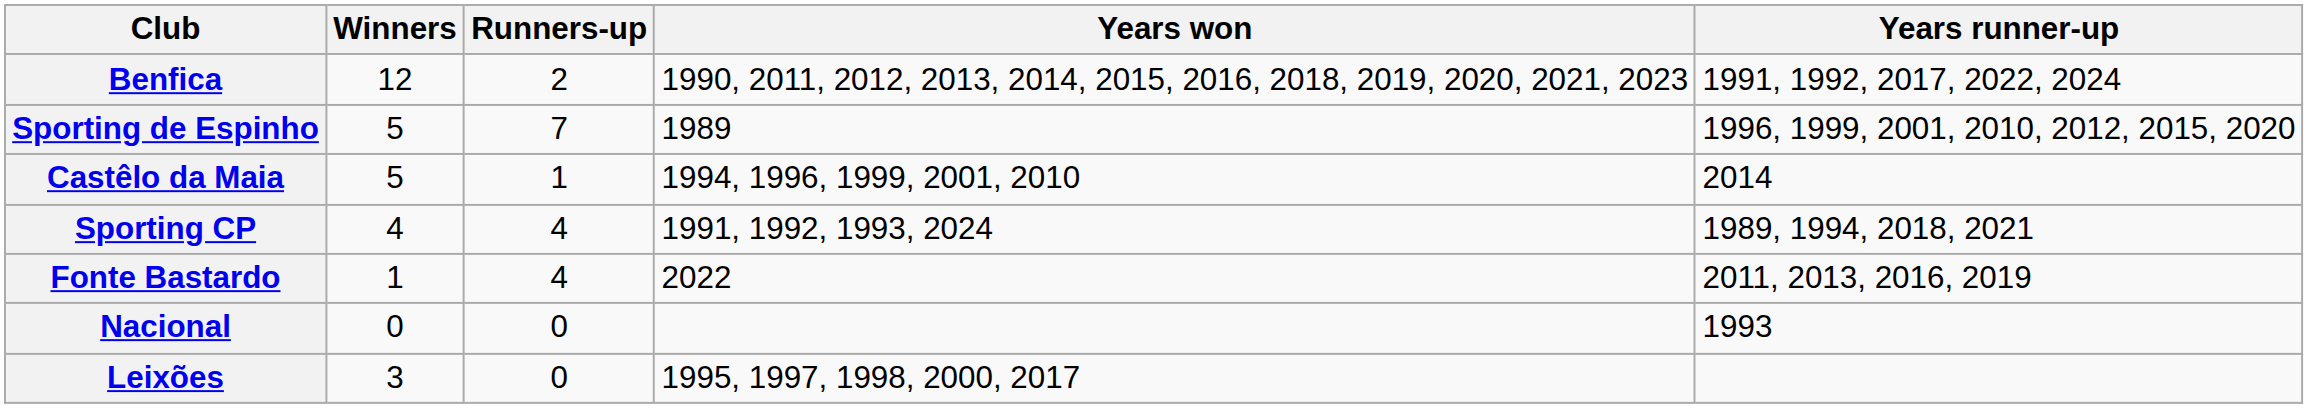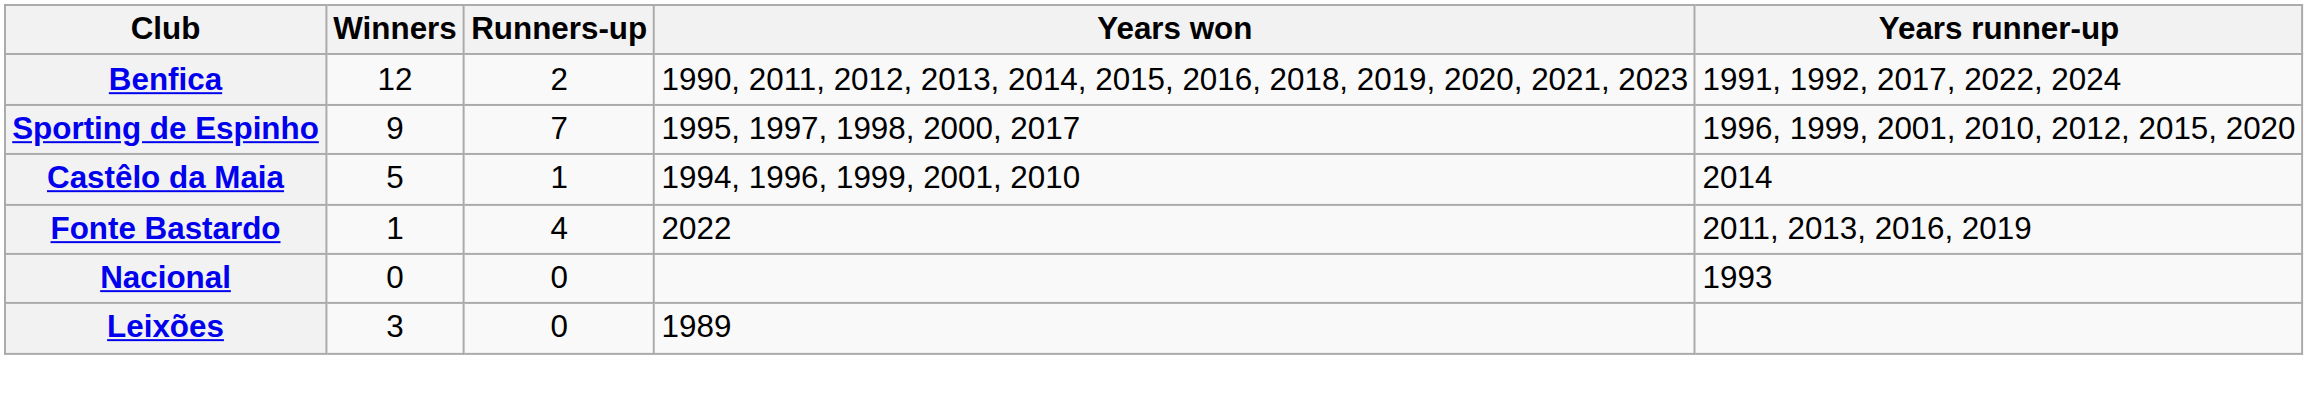(395, 128) 5 -> (395, 128) 9
(696, 128) 1989 -> (871, 128) 1995, 1997, 1998, 2000, 2017
- row: (166, 228)
(871, 377) 1995, 1997, 1998, 2000, 2017 -> (696, 327) 1989
